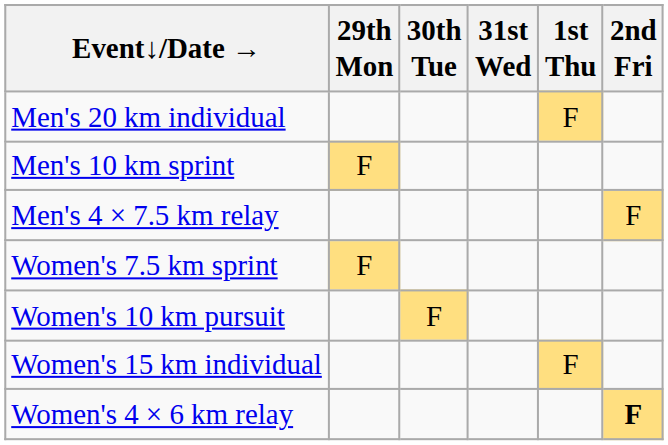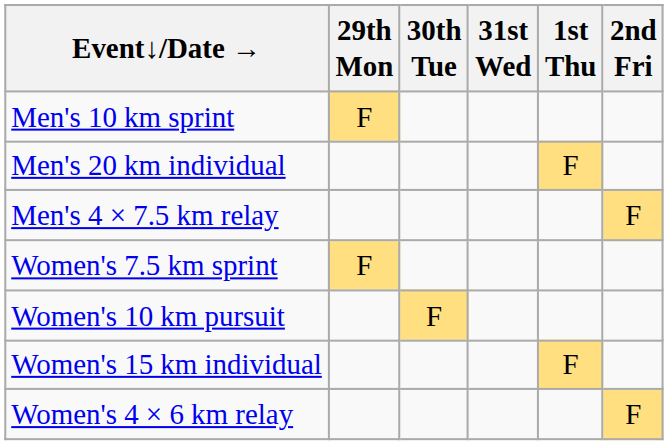rows swapped: (123, 166) <-> (148, 116)
(633, 414) bold -> (633, 414) normal
